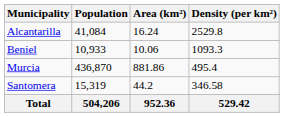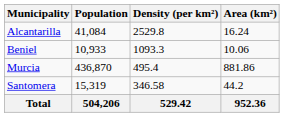columns swapped: (160, 13) <-> (234, 13)
